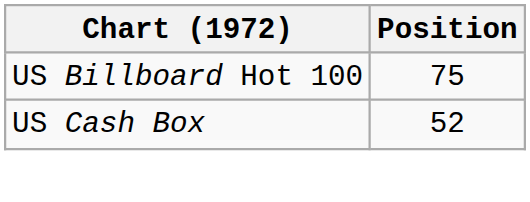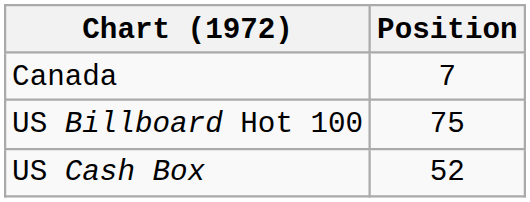+ row: (65, 77)
